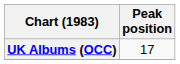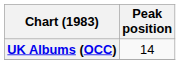(147, 49) 17 -> (147, 49) 14
